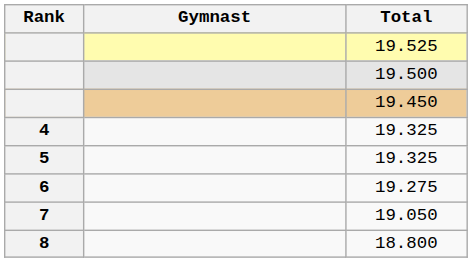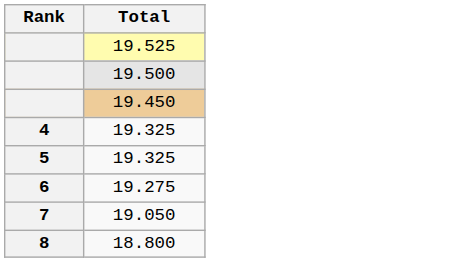- column: (215, 19)
